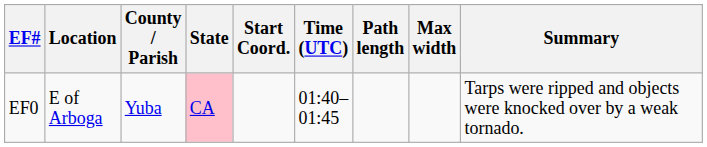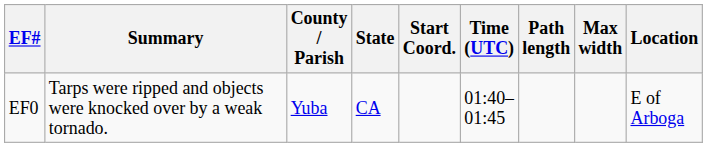columns swapped: (83, 38) <-> (581, 38)
(202, 107) pink background -> (368, 107) no background
